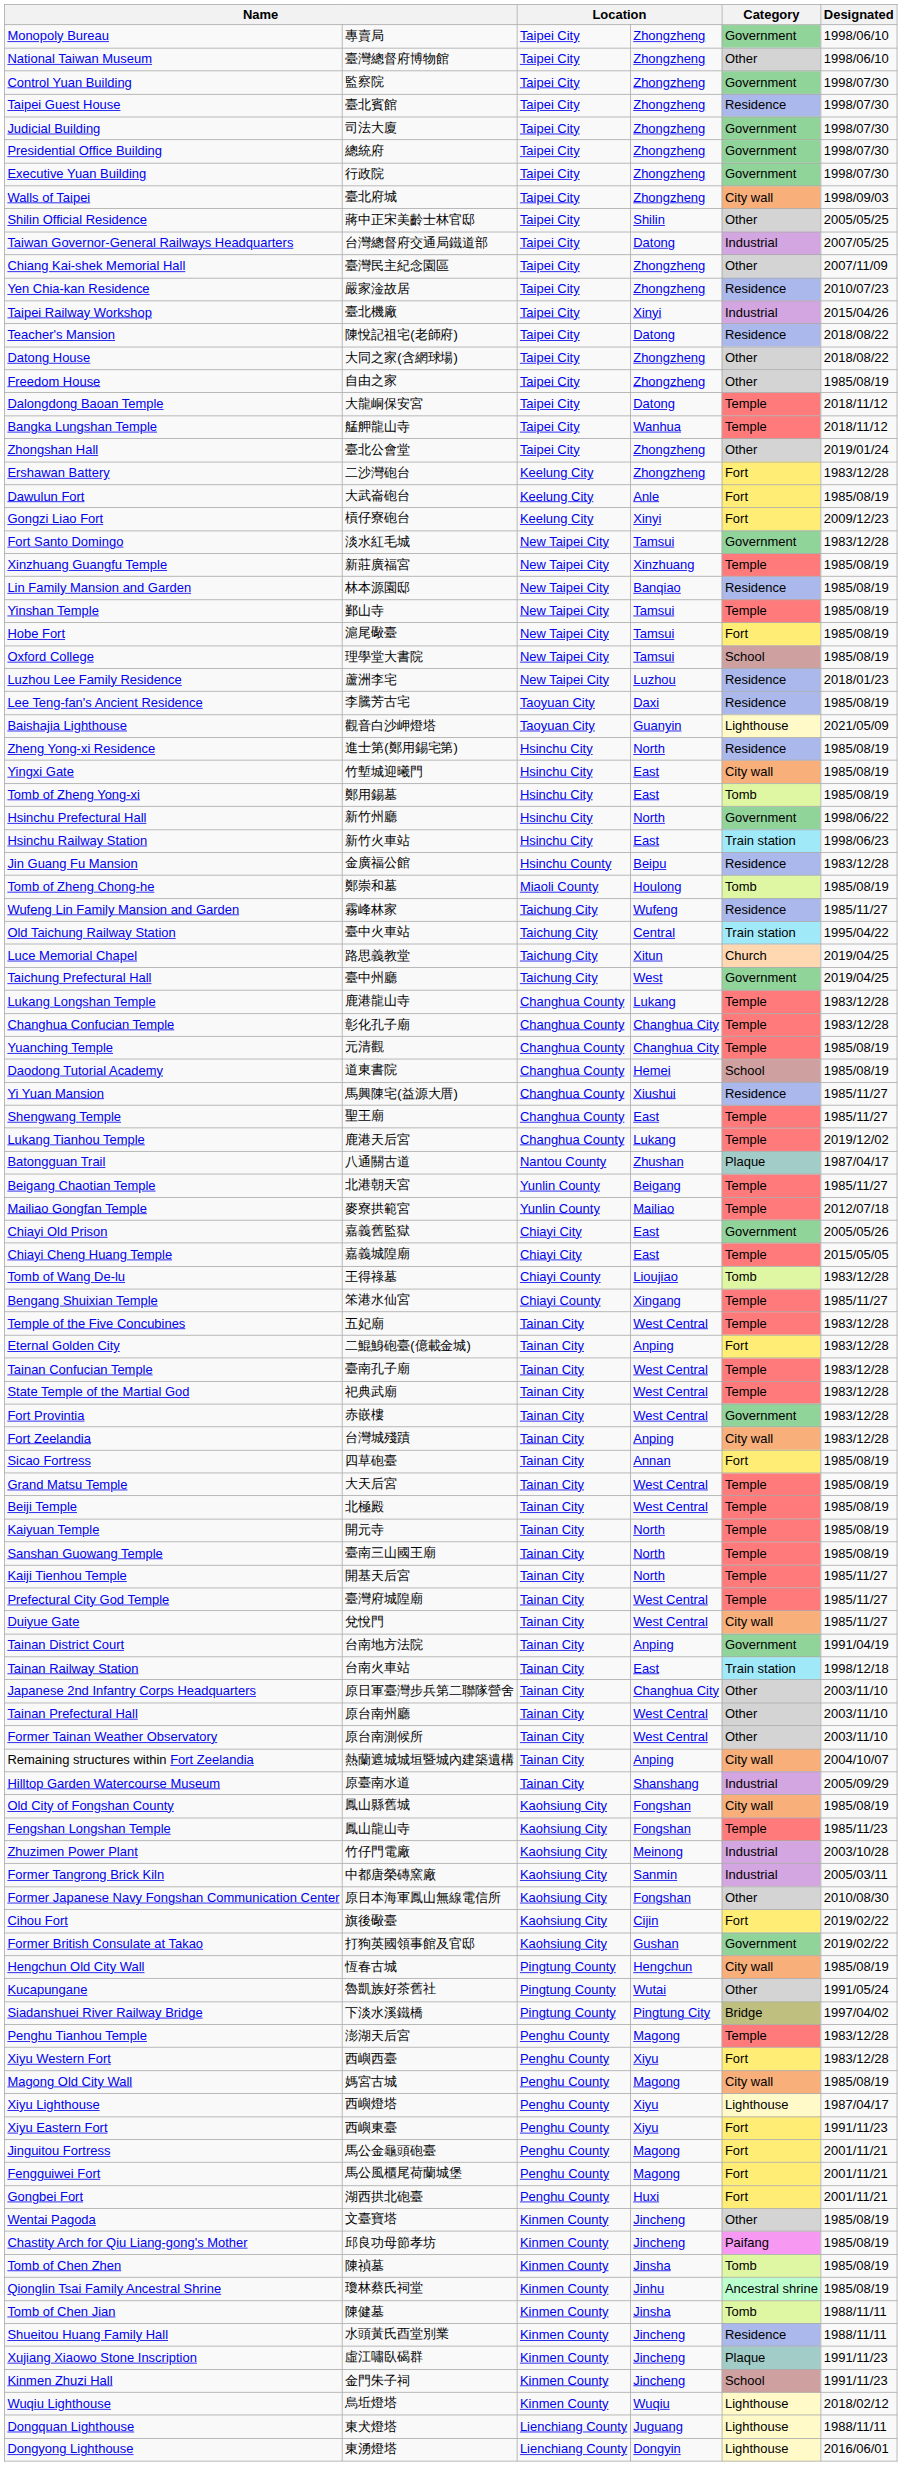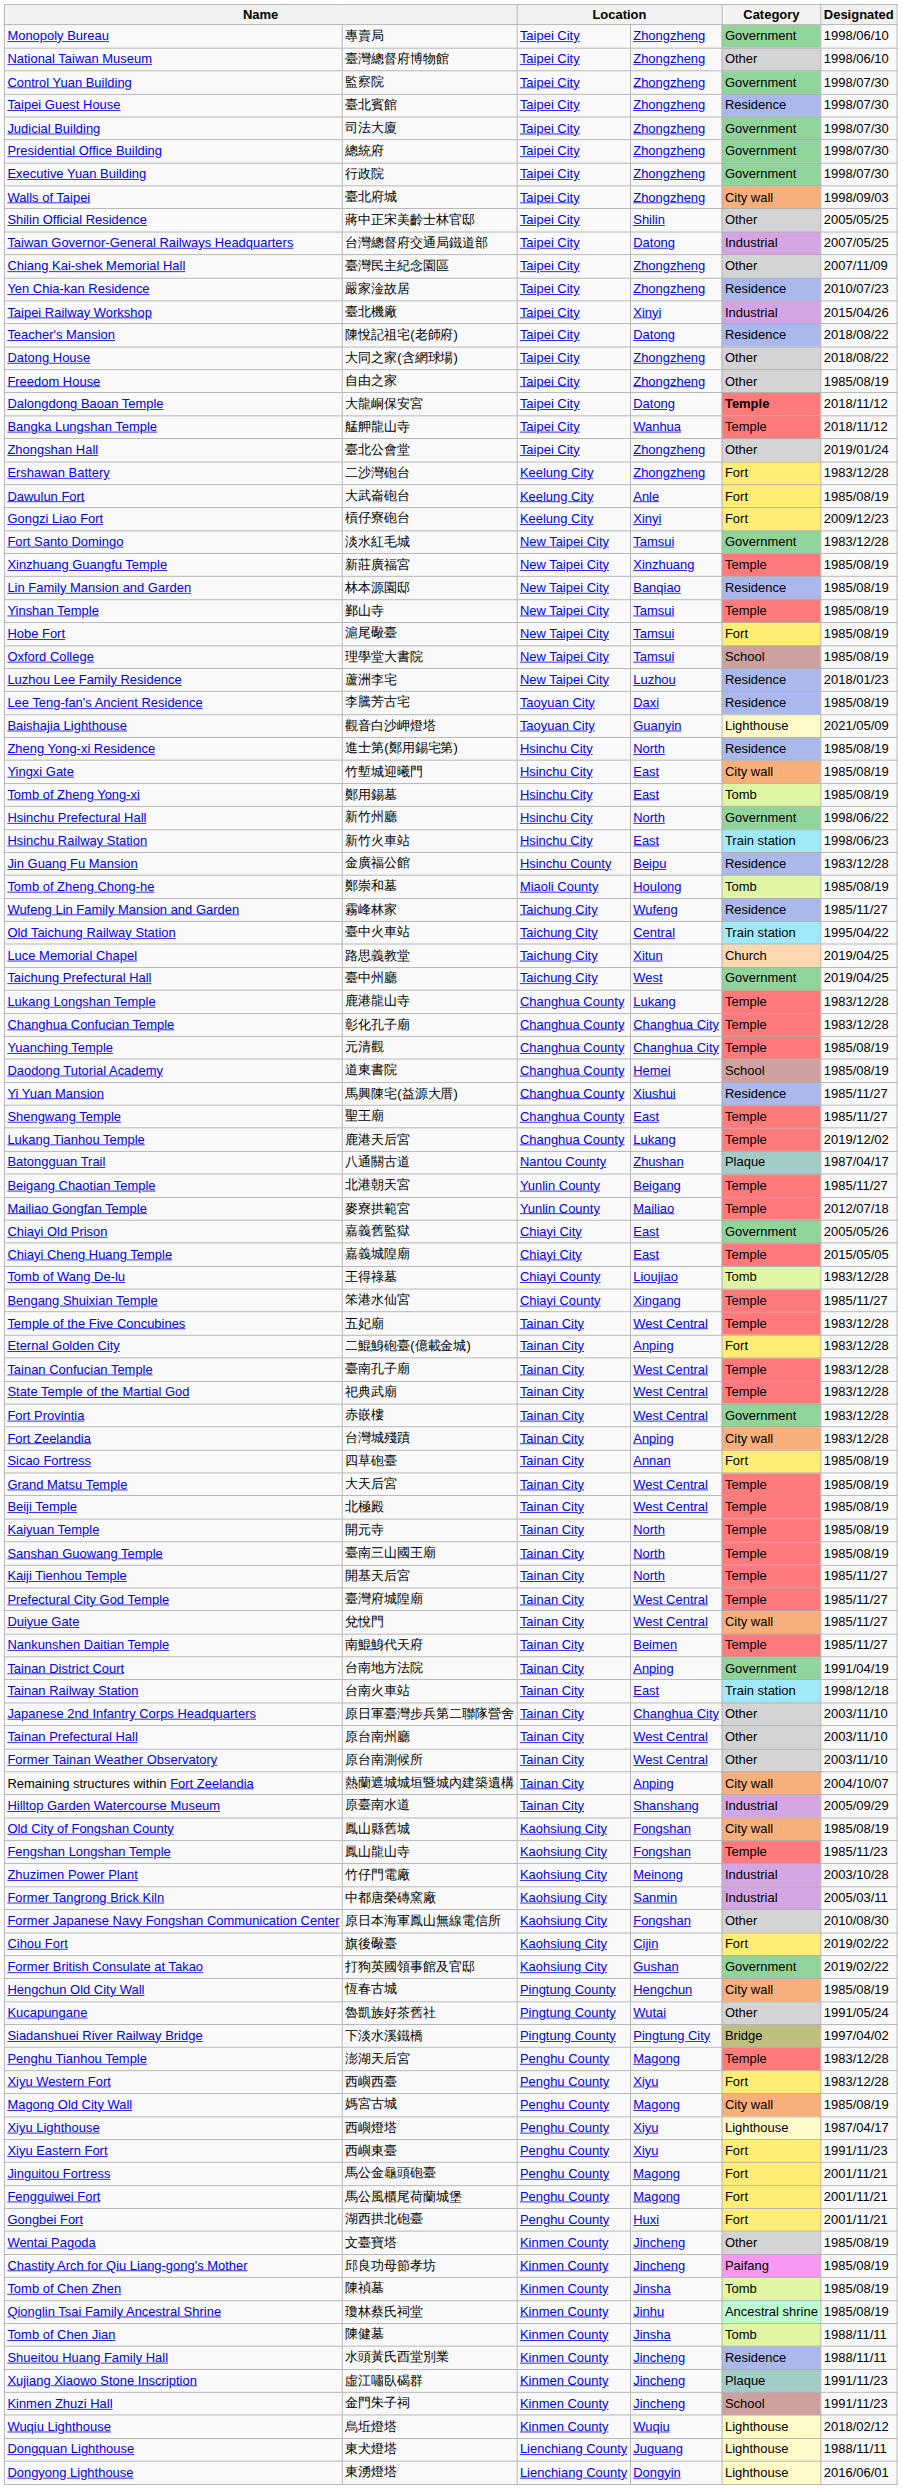(746, 404) normal -> (747, 404) bold
+ row: (88, 1645)
